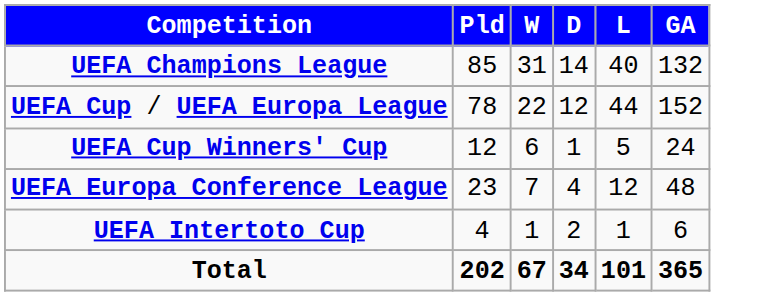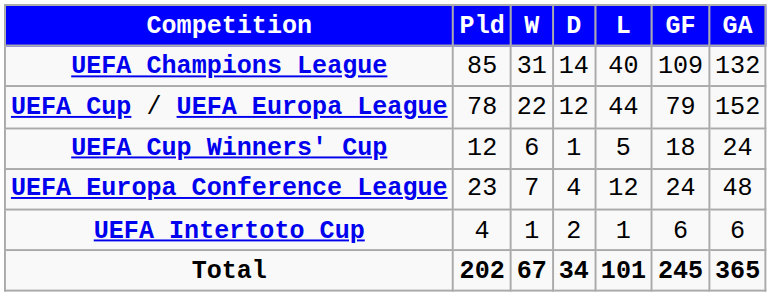+ column: (681, 25)
